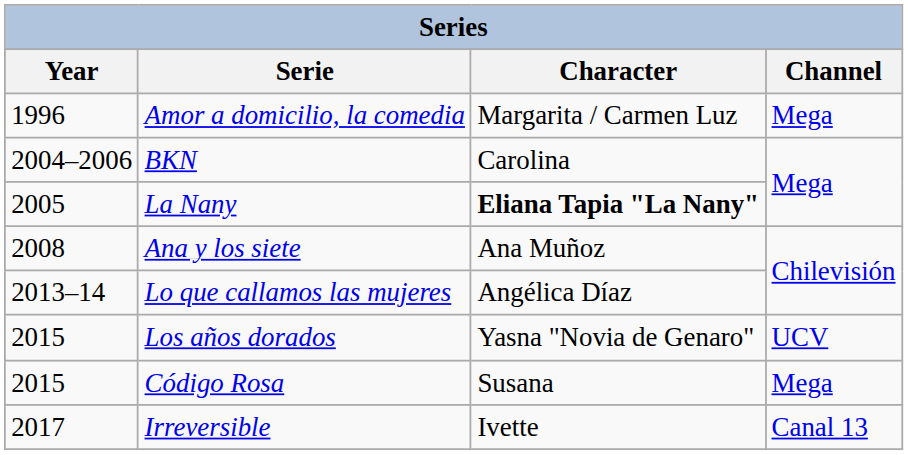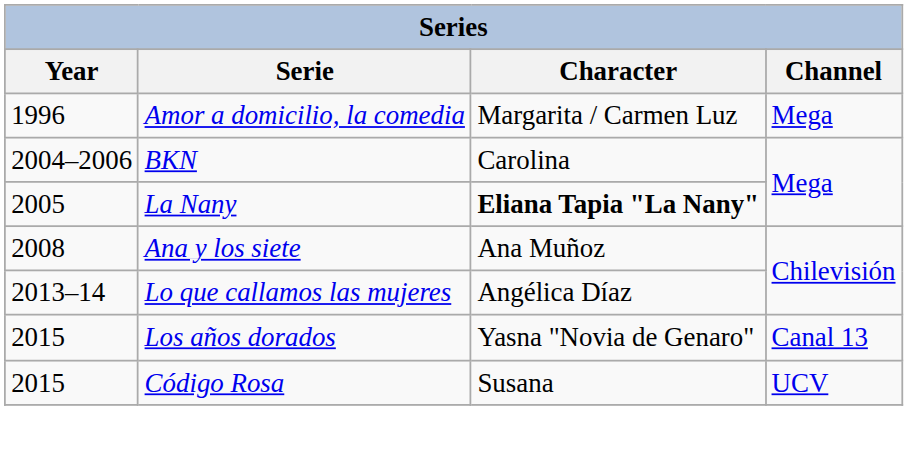(800, 337) UCV -> (820, 337) Canal 13
(802, 381) Mega -> (800, 381) UCV
- row: (208, 426)
